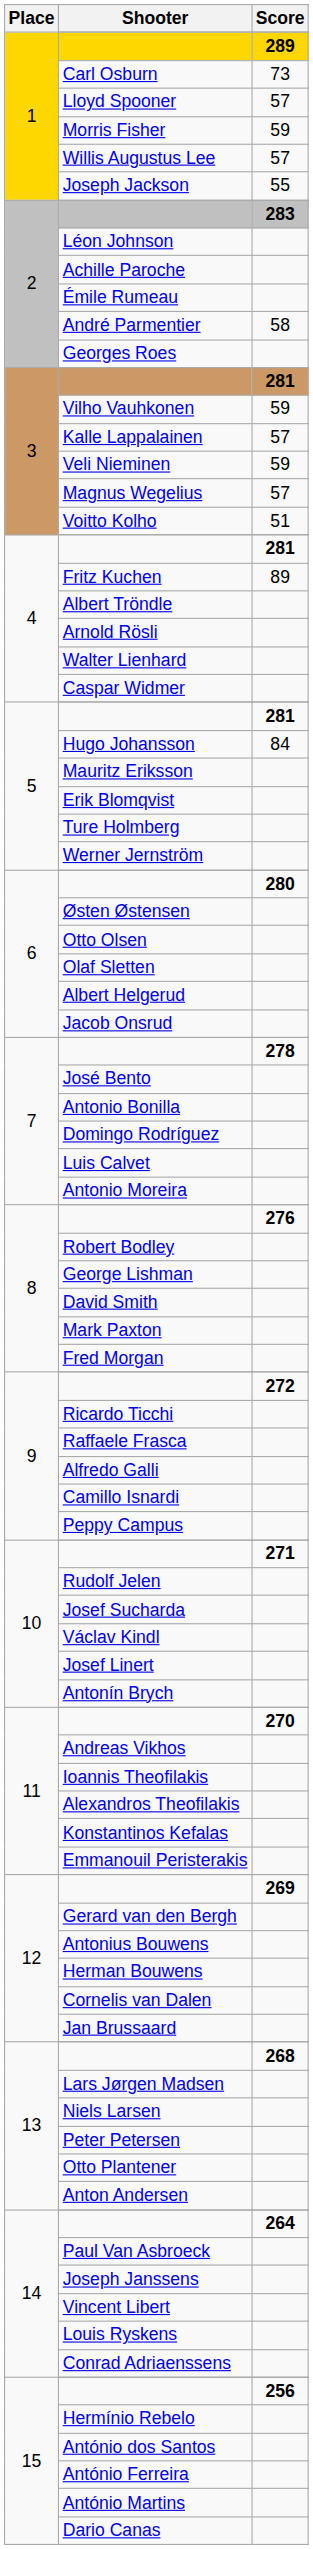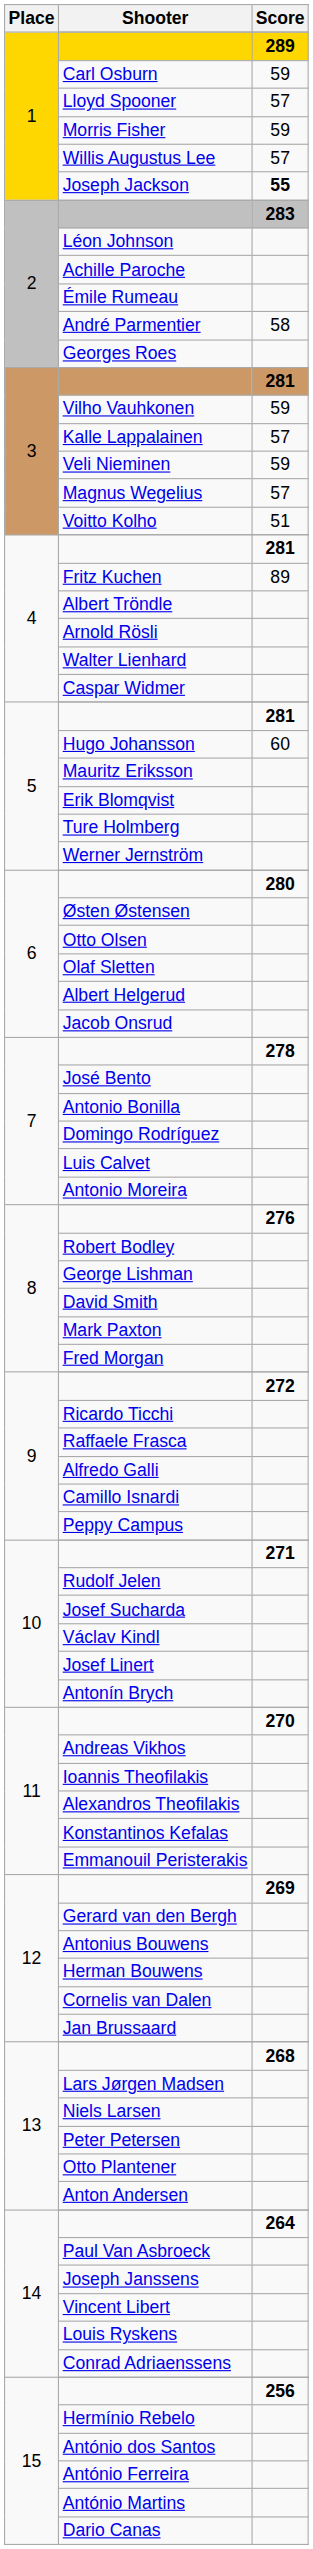(280, 74) 73 -> (280, 74) 59
(280, 185) normal -> (280, 185) bold
(280, 744) 84 -> (280, 744) 60
